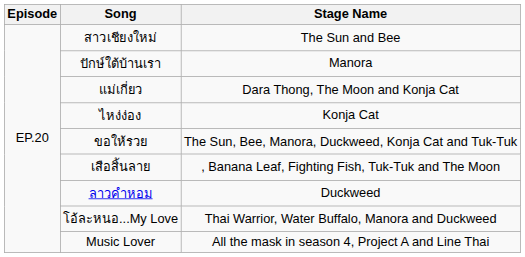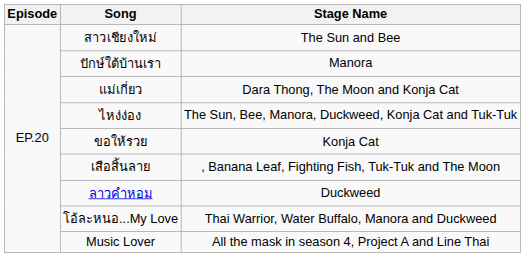(351, 115) Konja Cat -> (351, 115) The Sun, Bee, Manora, Duckweed, Konja Cat and Tuk-Tuk
(351, 141) The Sun, Bee, Manora, Duckweed, Konja Cat and Tuk-Tuk -> (351, 141) Konja Cat
